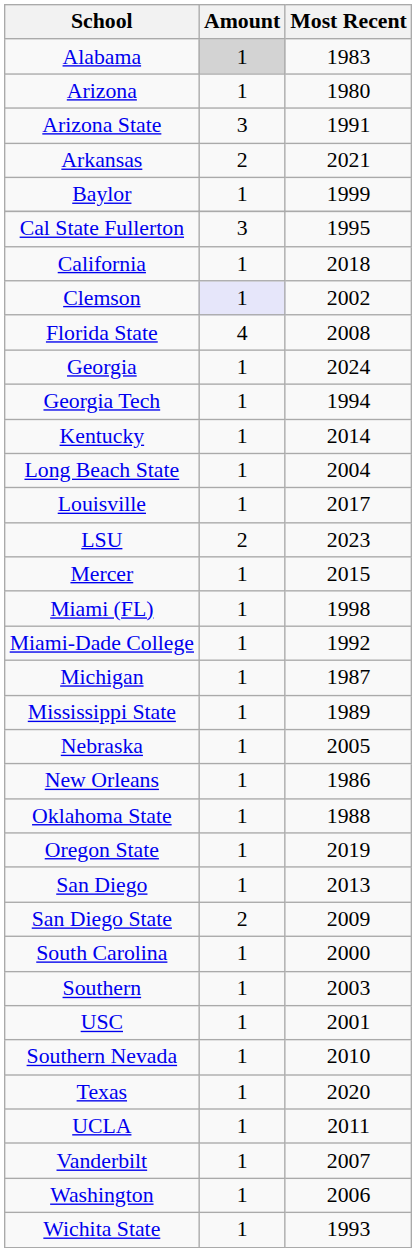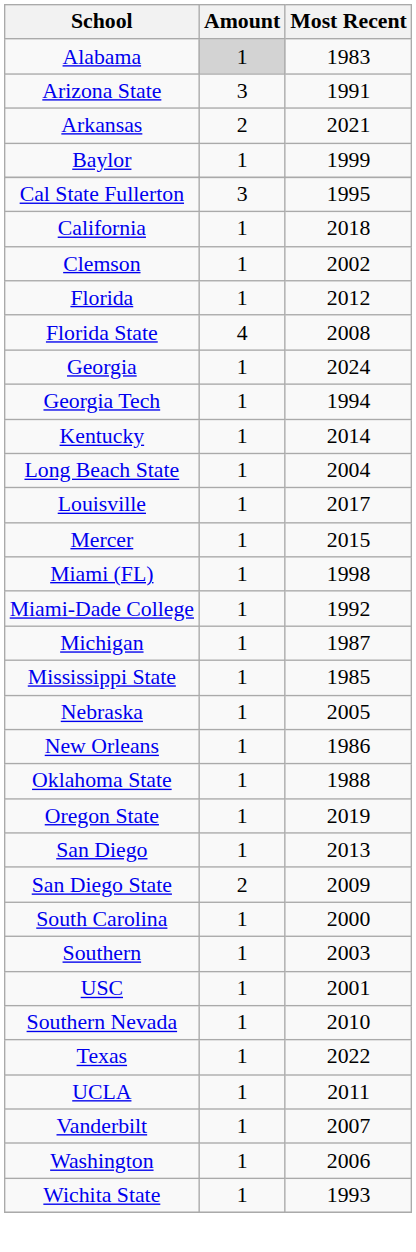- row: (102, 90)
(242, 297) lavender background -> (242, 263) no background
+ row: (102, 297)
- row: (102, 539)
(349, 711) 1989 -> (349, 677) 1985
(349, 1091) 2020 -> (349, 1057) 2022
